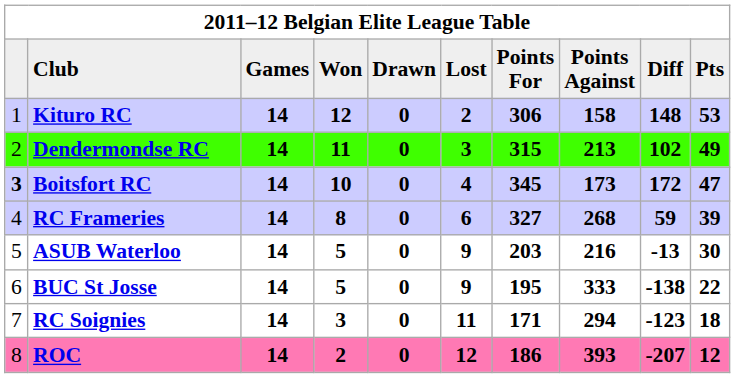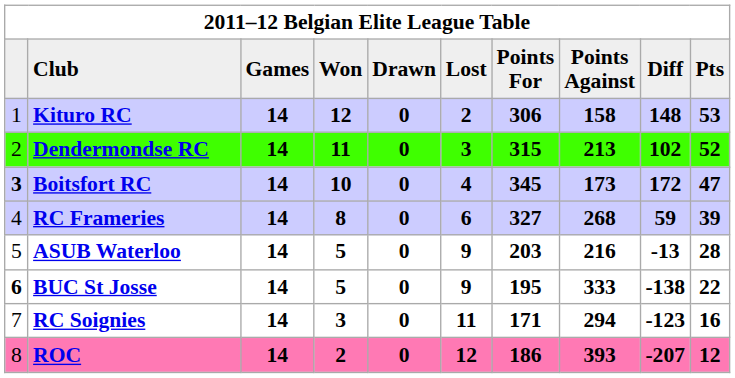(710, 149) 49 -> (710, 149) 52
(710, 252) 30 -> (710, 252) 28
(16, 286) normal -> (16, 286) bold
(710, 320) 18 -> (710, 320) 16
